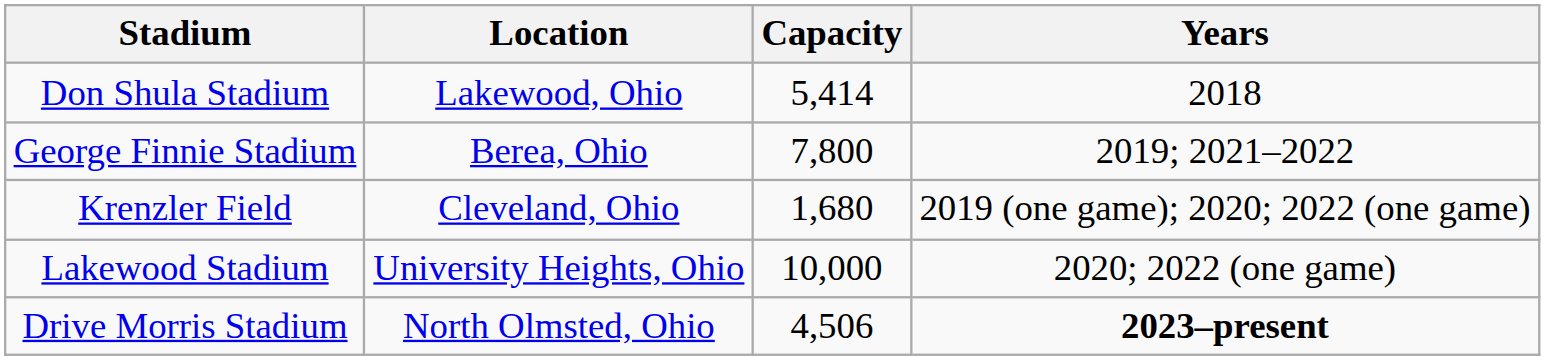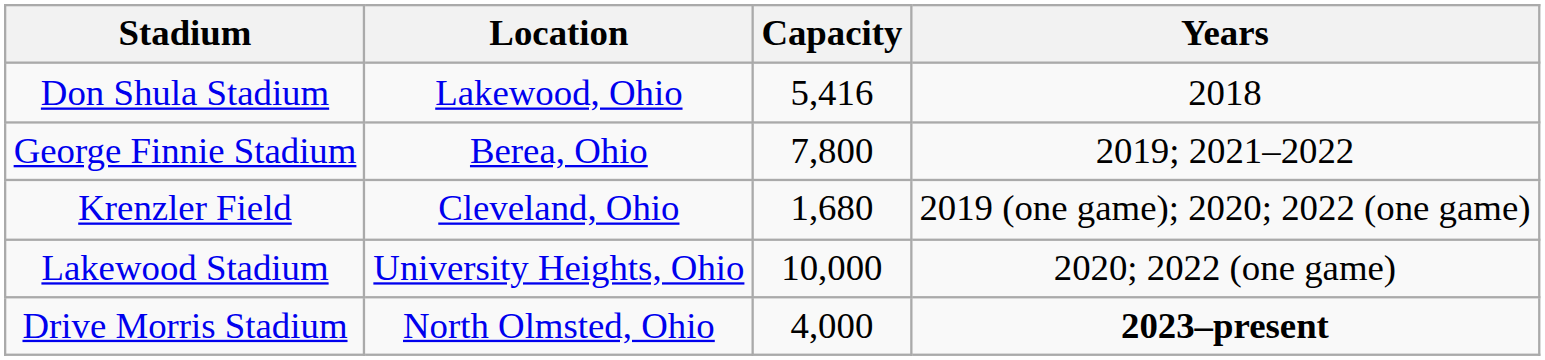(832, 92) 5,414 -> (832, 92) 5,416
(832, 325) 4,506 -> (832, 325) 4,000
